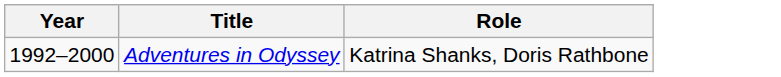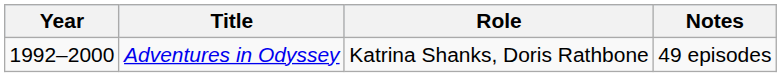+ column: (715, 21)
